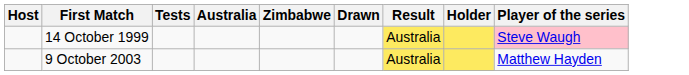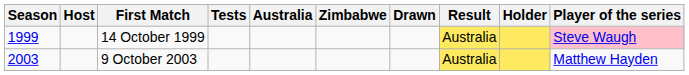+ column: (32, 15)
